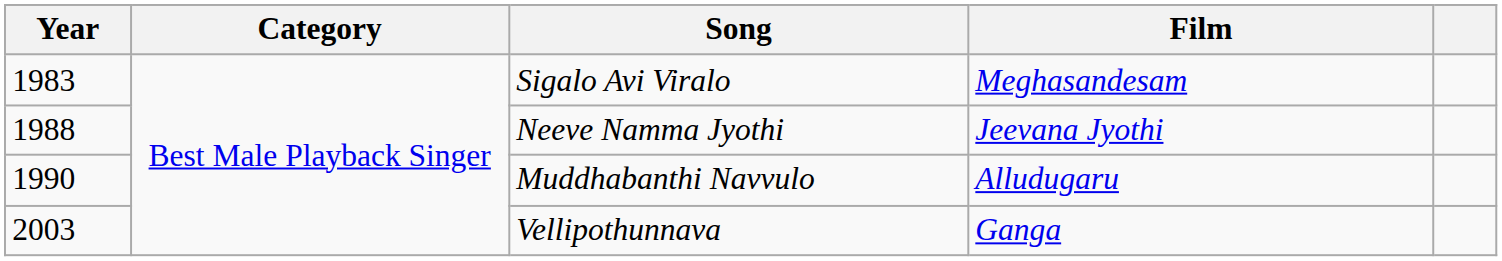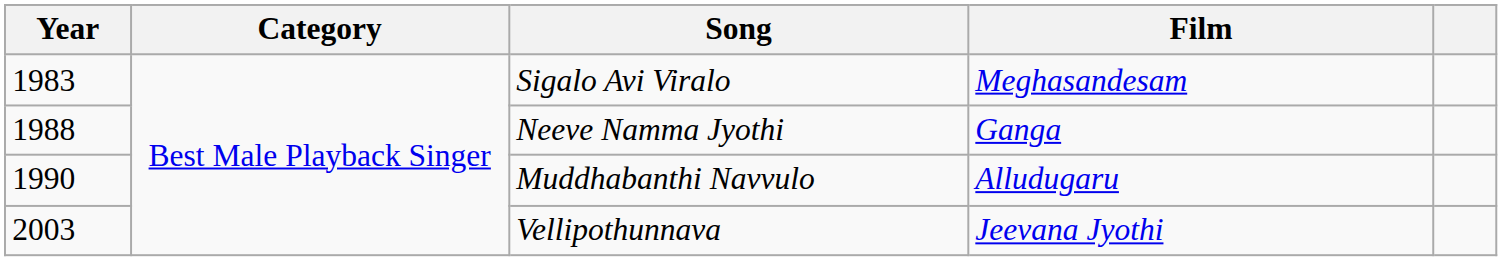(1069, 129) Jeevana Jyothi -> (1018, 129) Ganga
(1018, 229) Ganga -> (1069, 229) Jeevana Jyothi
